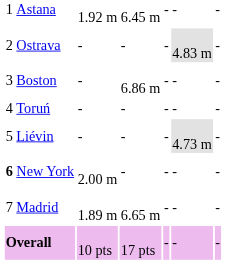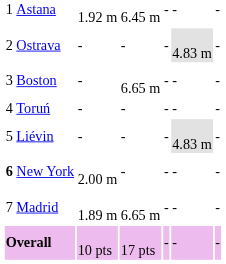(141, 88) 6.86 m -> (141, 88) 6.65 m
(192, 144) 4.73 m -> (192, 144) 4.83 m
